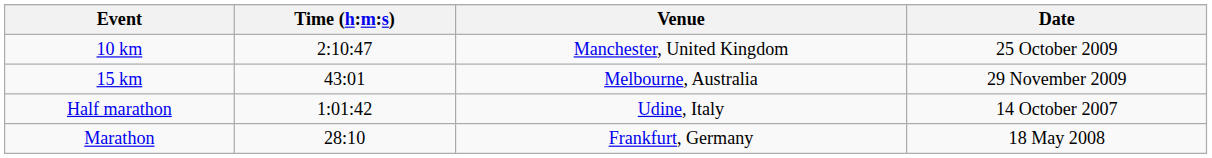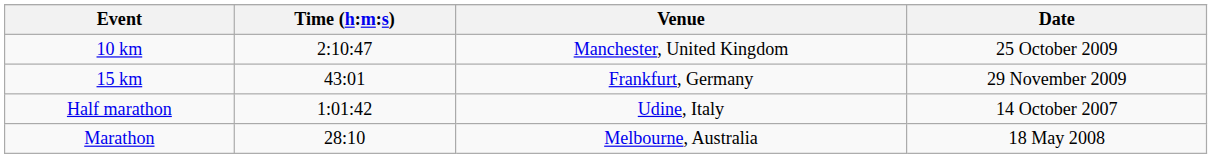(681, 79) Melbourne, Australia -> (681, 79) Frankfurt, Germany
(681, 138) Frankfurt, Germany -> (681, 138) Melbourne, Australia
